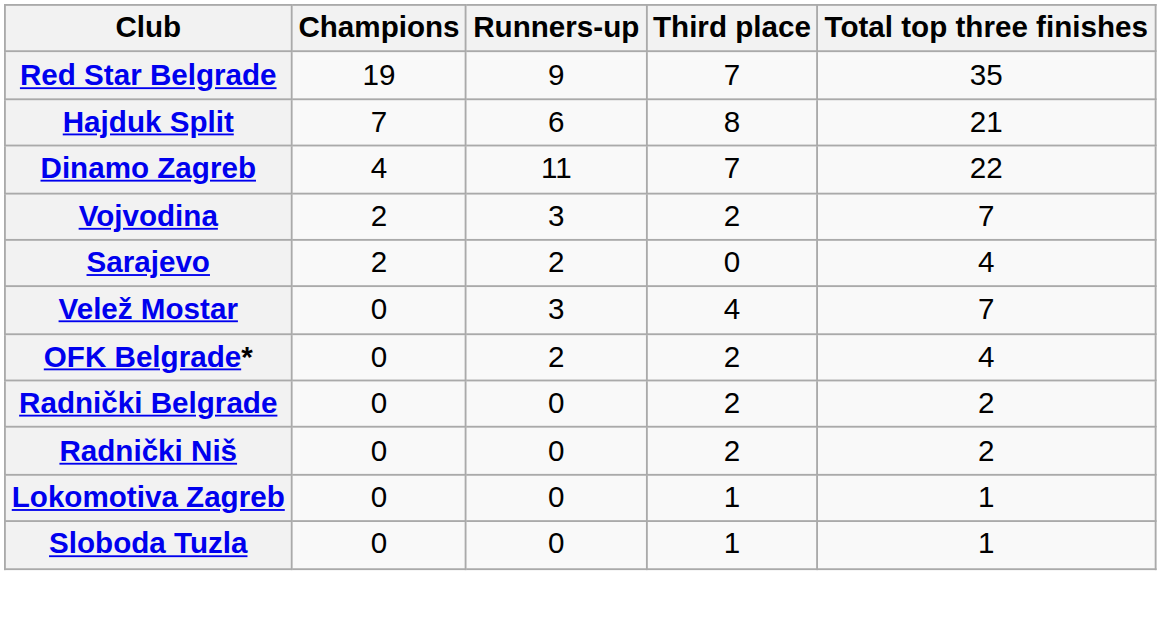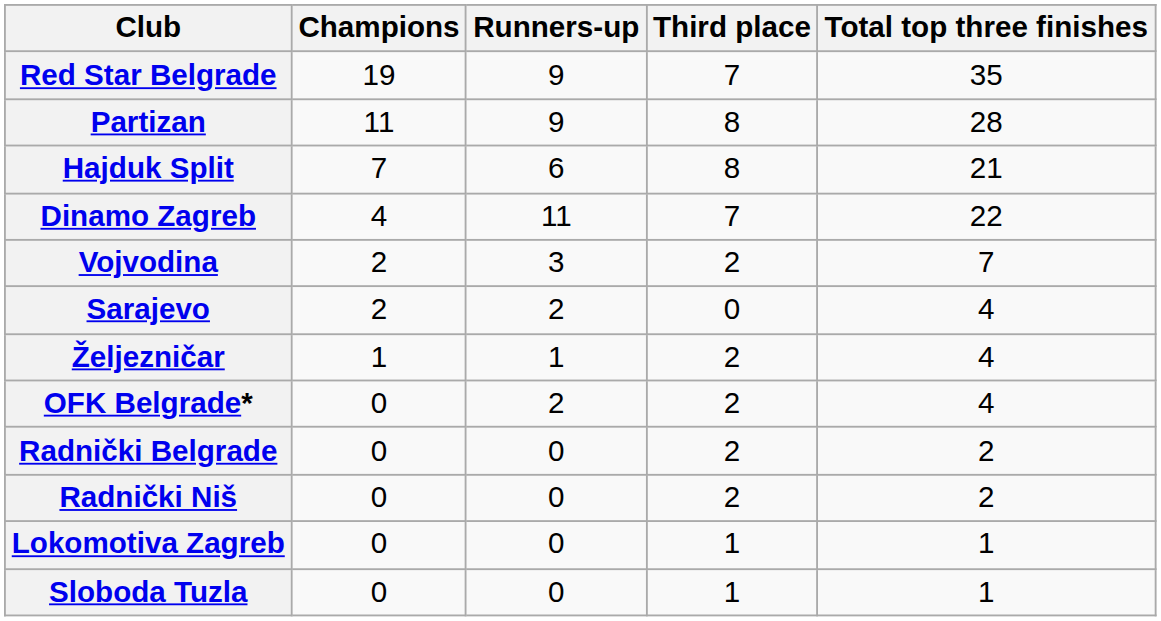+ row: (148, 121)
+ row: (148, 356)
- row: (148, 309)
